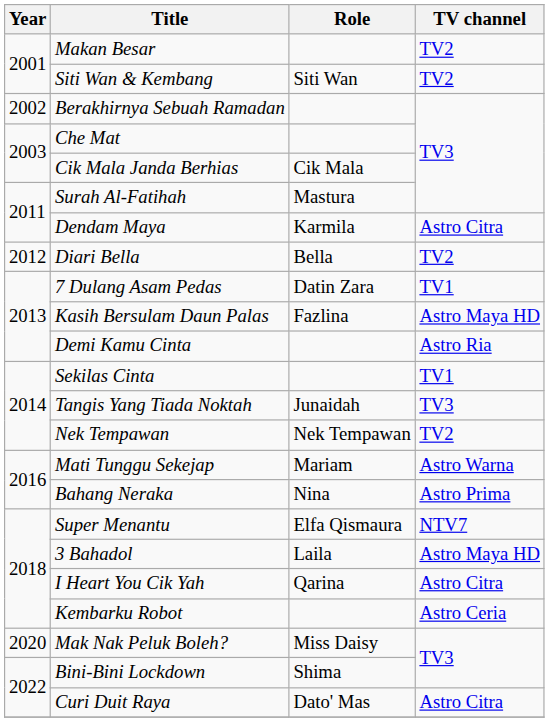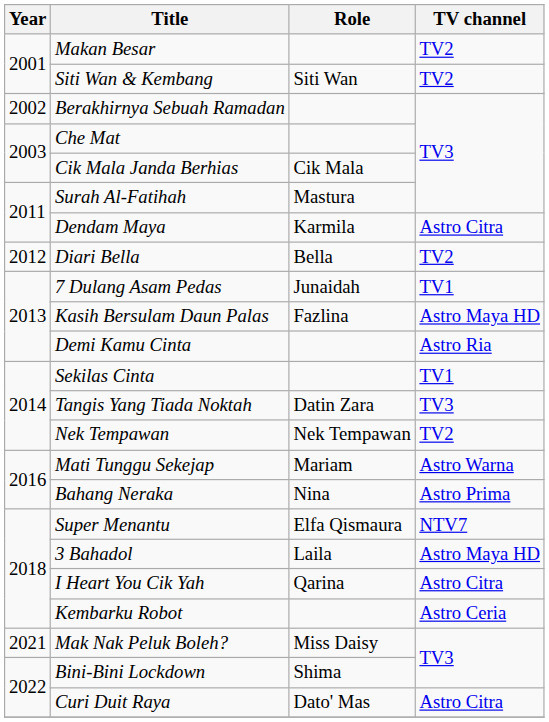(334, 286) Datin Zara -> (327, 286) Junaidah
(327, 405) Junaidah -> (334, 405) Datin Zara
(28, 642) 2020 -> (28, 642) 2021
